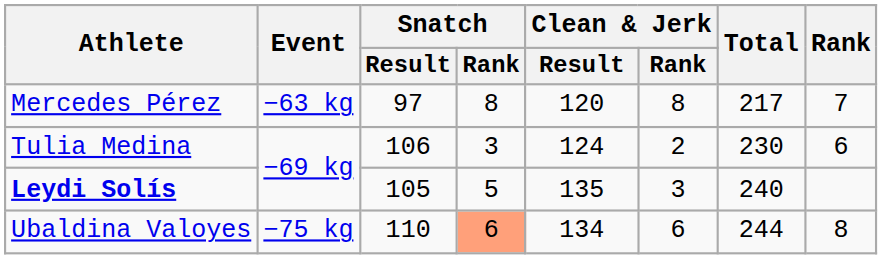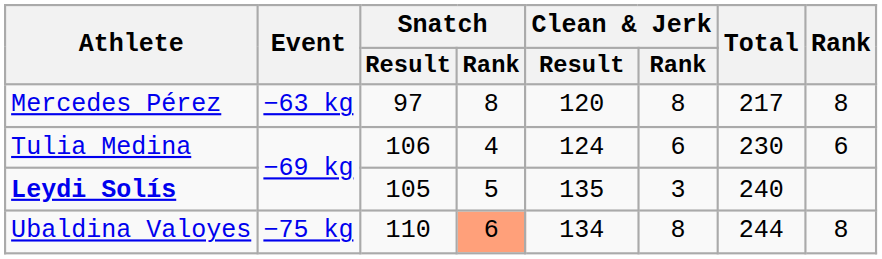(841, 105) 7 -> (841, 105) 8
(491, 147) 3 -> (491, 147) 4
(678, 147) 2 -> (678, 147) 6
(678, 231) 6 -> (678, 231) 8
